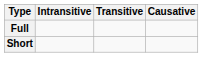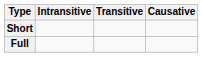rows swapped: (20, 44) <-> (20, 28)
